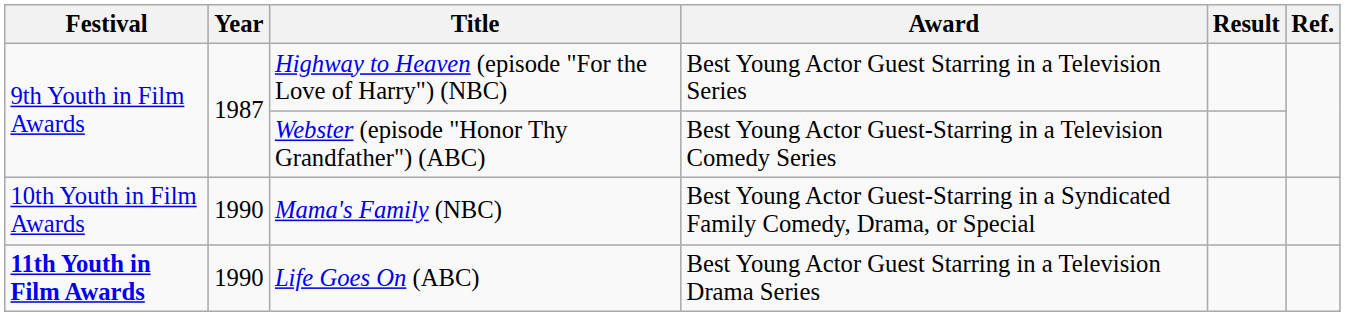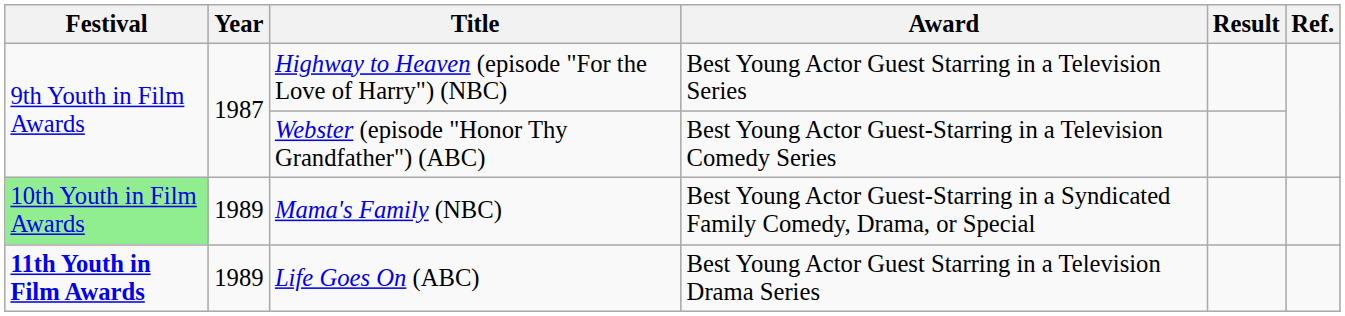(104, 210) no background -> (104, 210) lightgreen background
(239, 210) 1990 -> (239, 210) 1989
(239, 277) 1990 -> (239, 277) 1989
